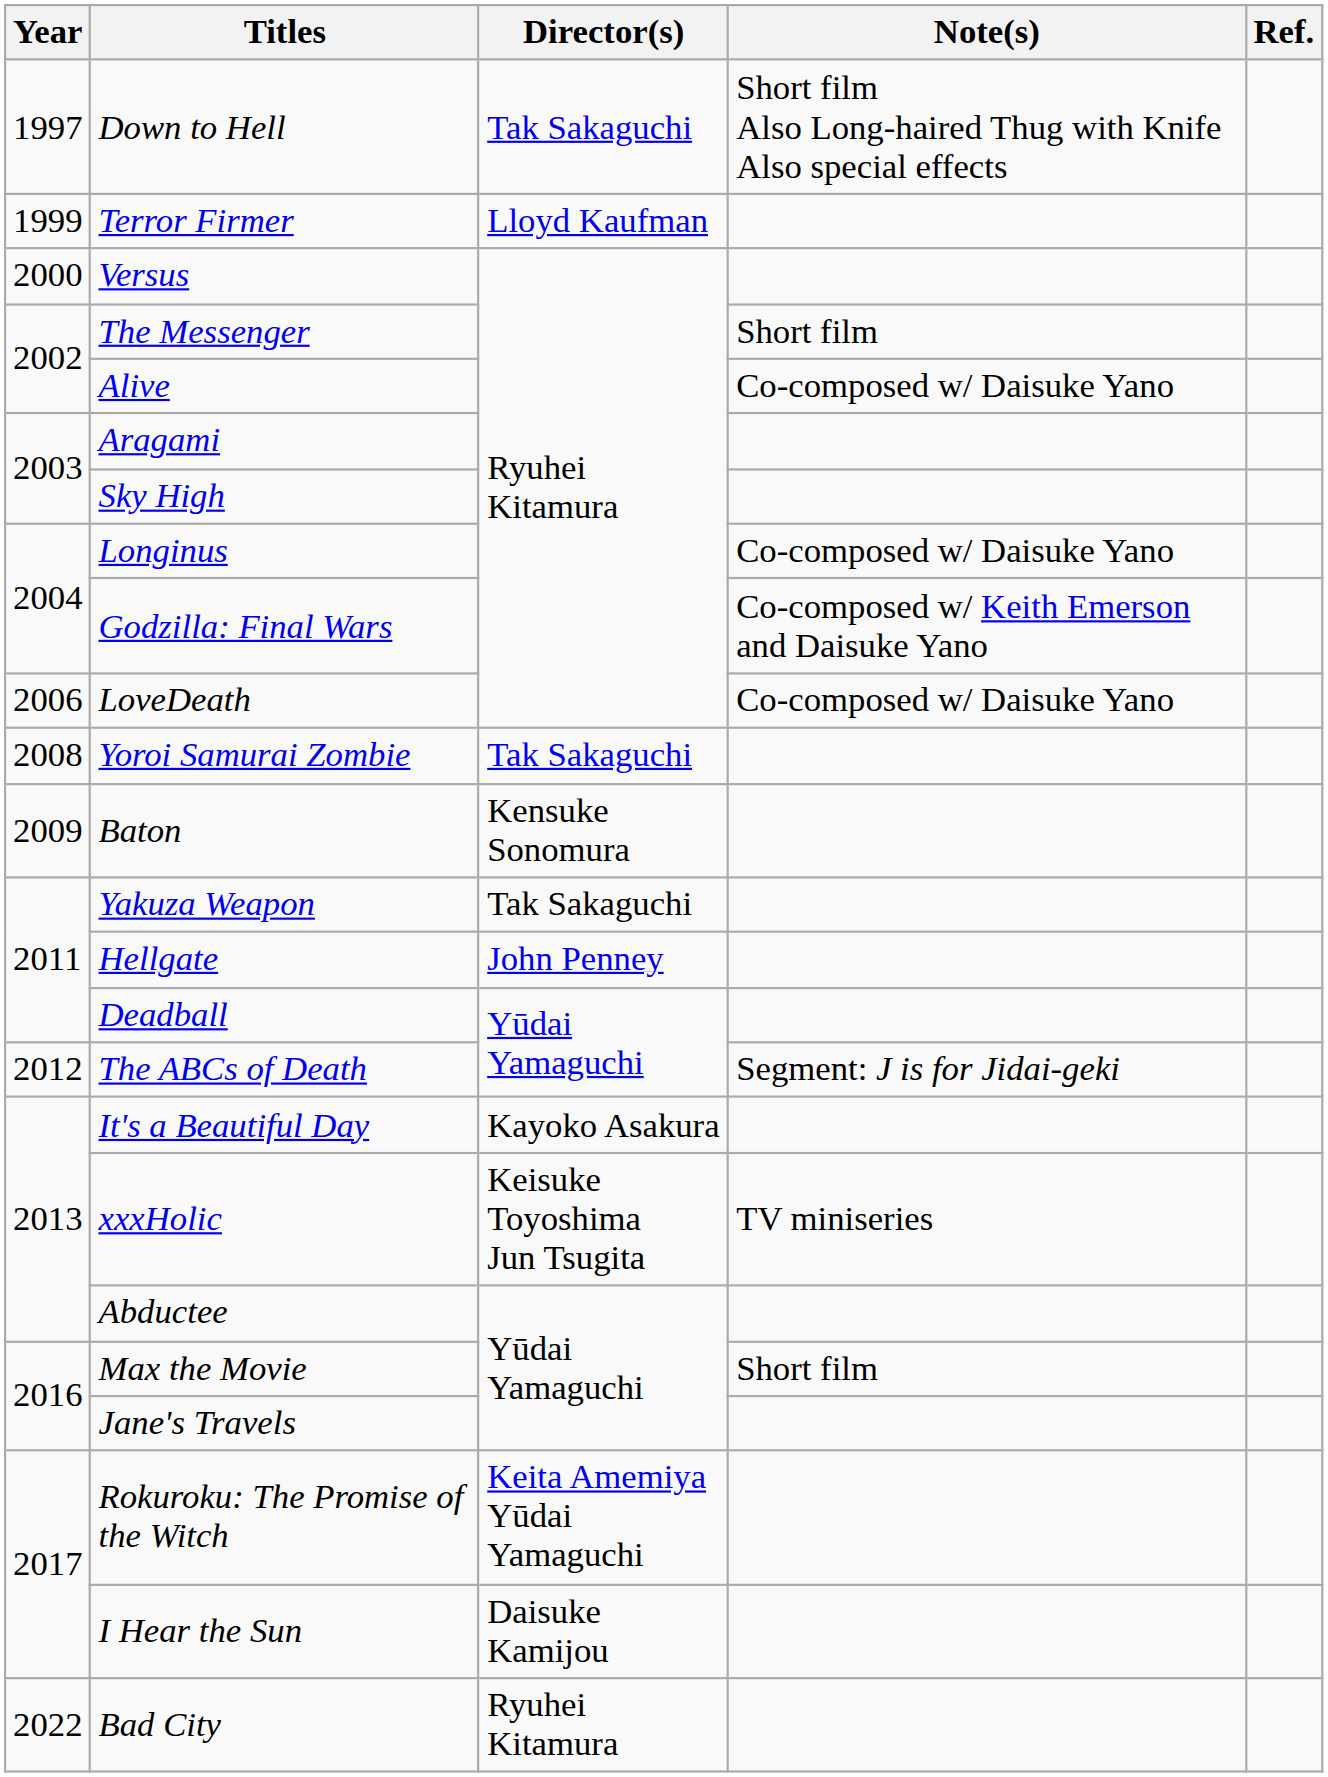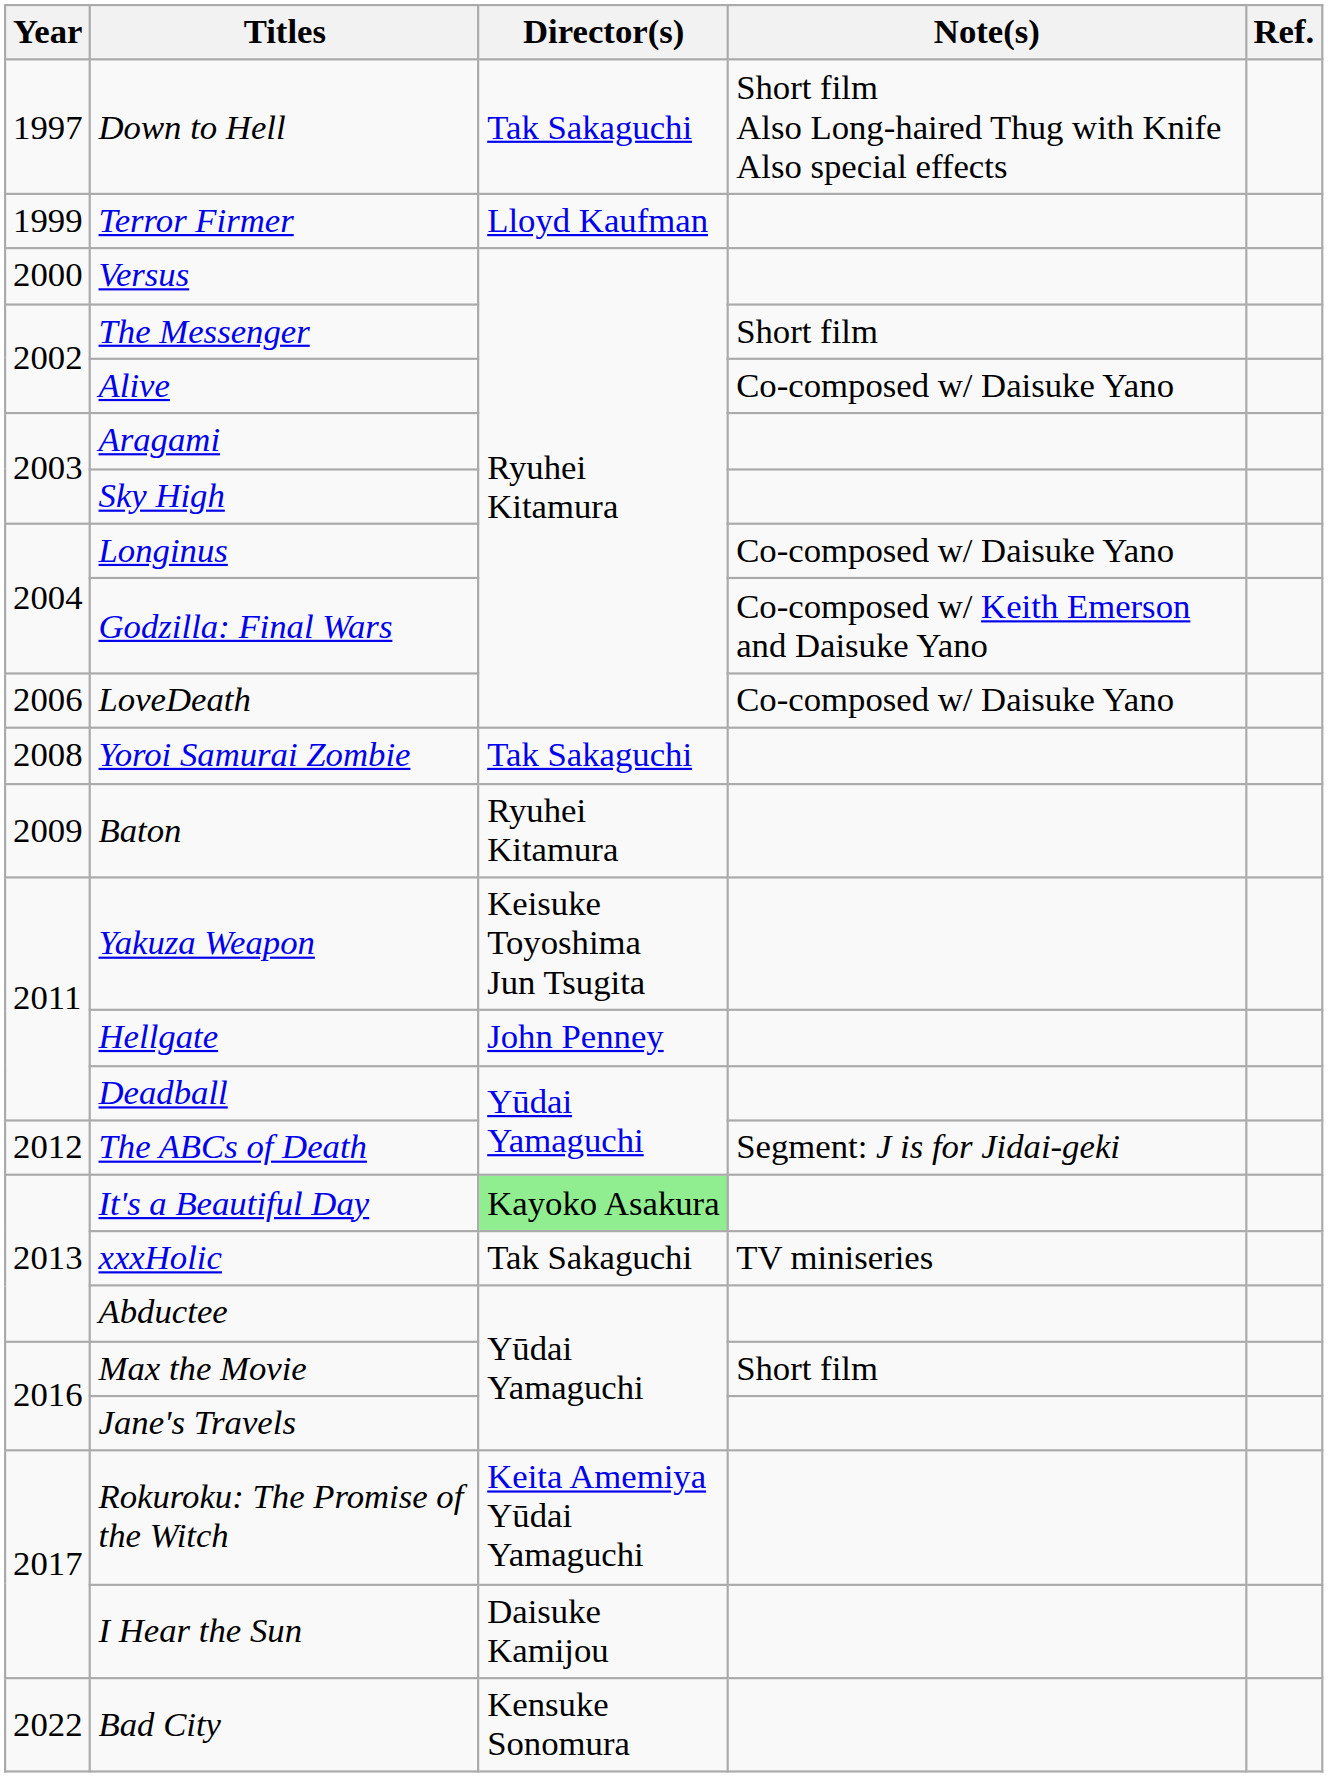(559, 829) Kensuke Sonomura -> (553, 829) Ryuhei Kitamura
(590, 904) Tak Sakaguchi -> (566, 943) Keisuke Toyoshima Jun Tsugita
(603, 1124) no background -> (603, 1202) lightgreen background
(566, 1218) Keisuke Toyoshima Jun Tsugita -> (590, 1257) Tak Sakaguchi
(553, 1724) Ryuhei Kitamura -> (559, 1724) Kensuke Sonomura
